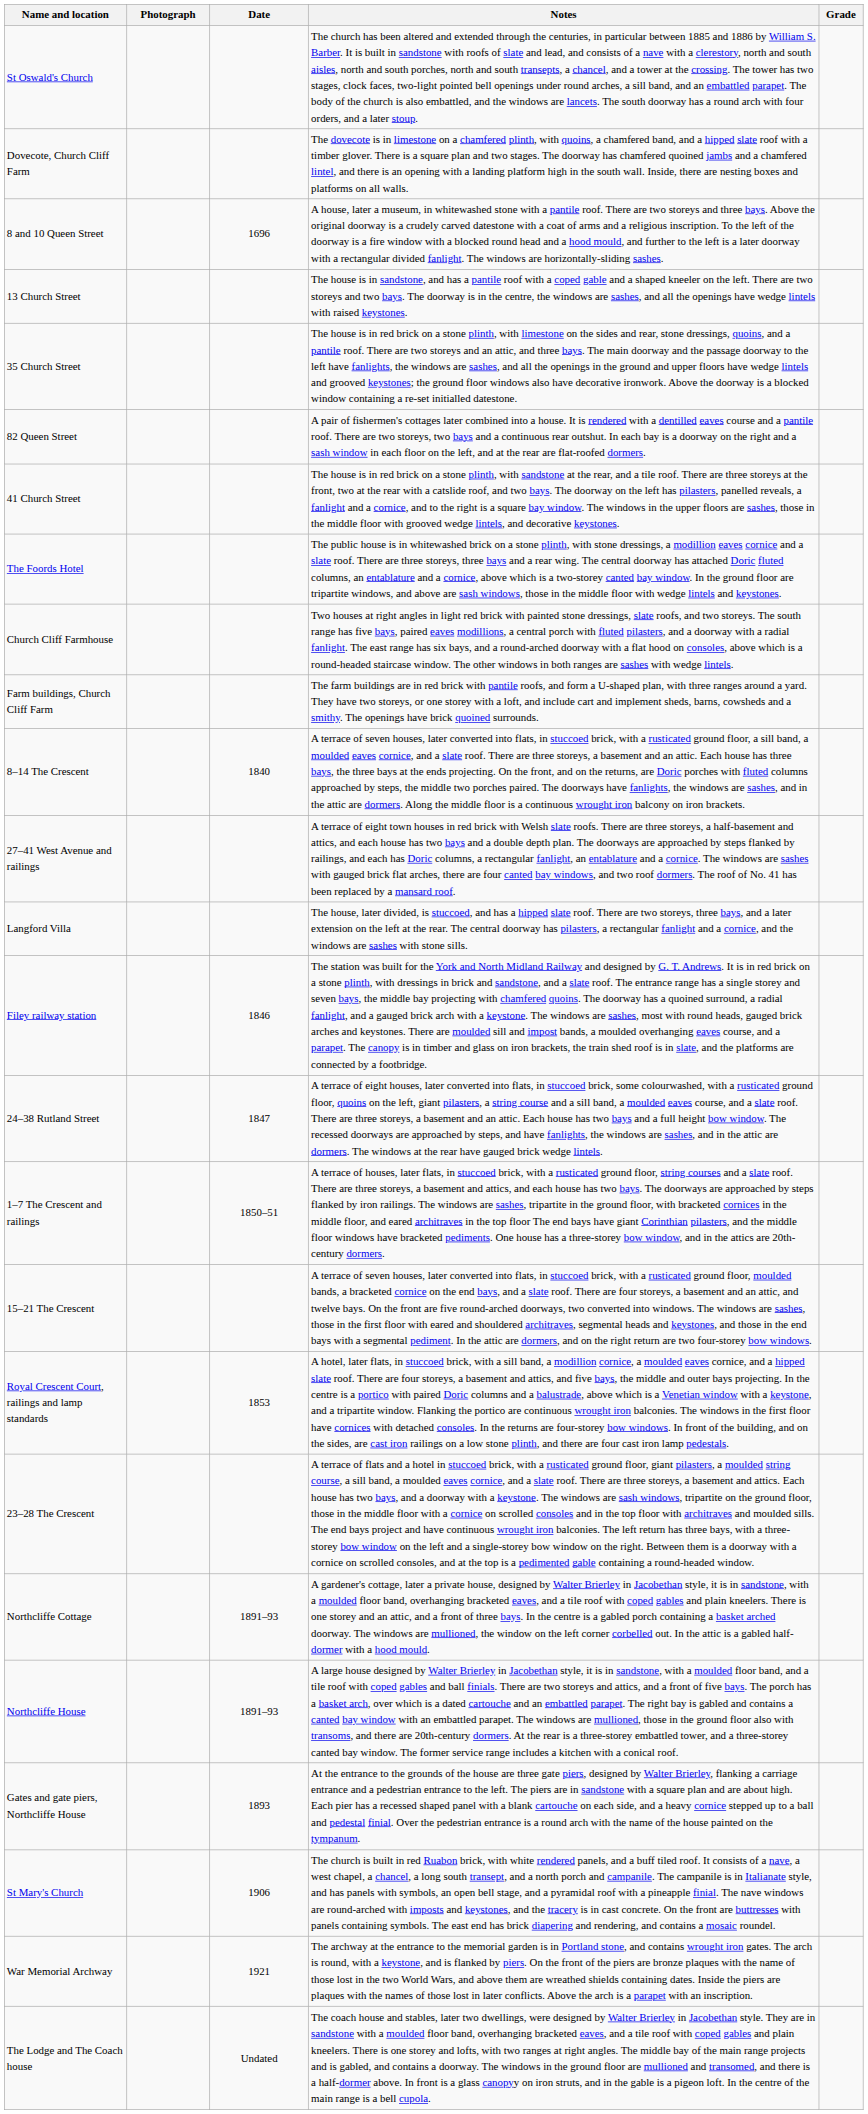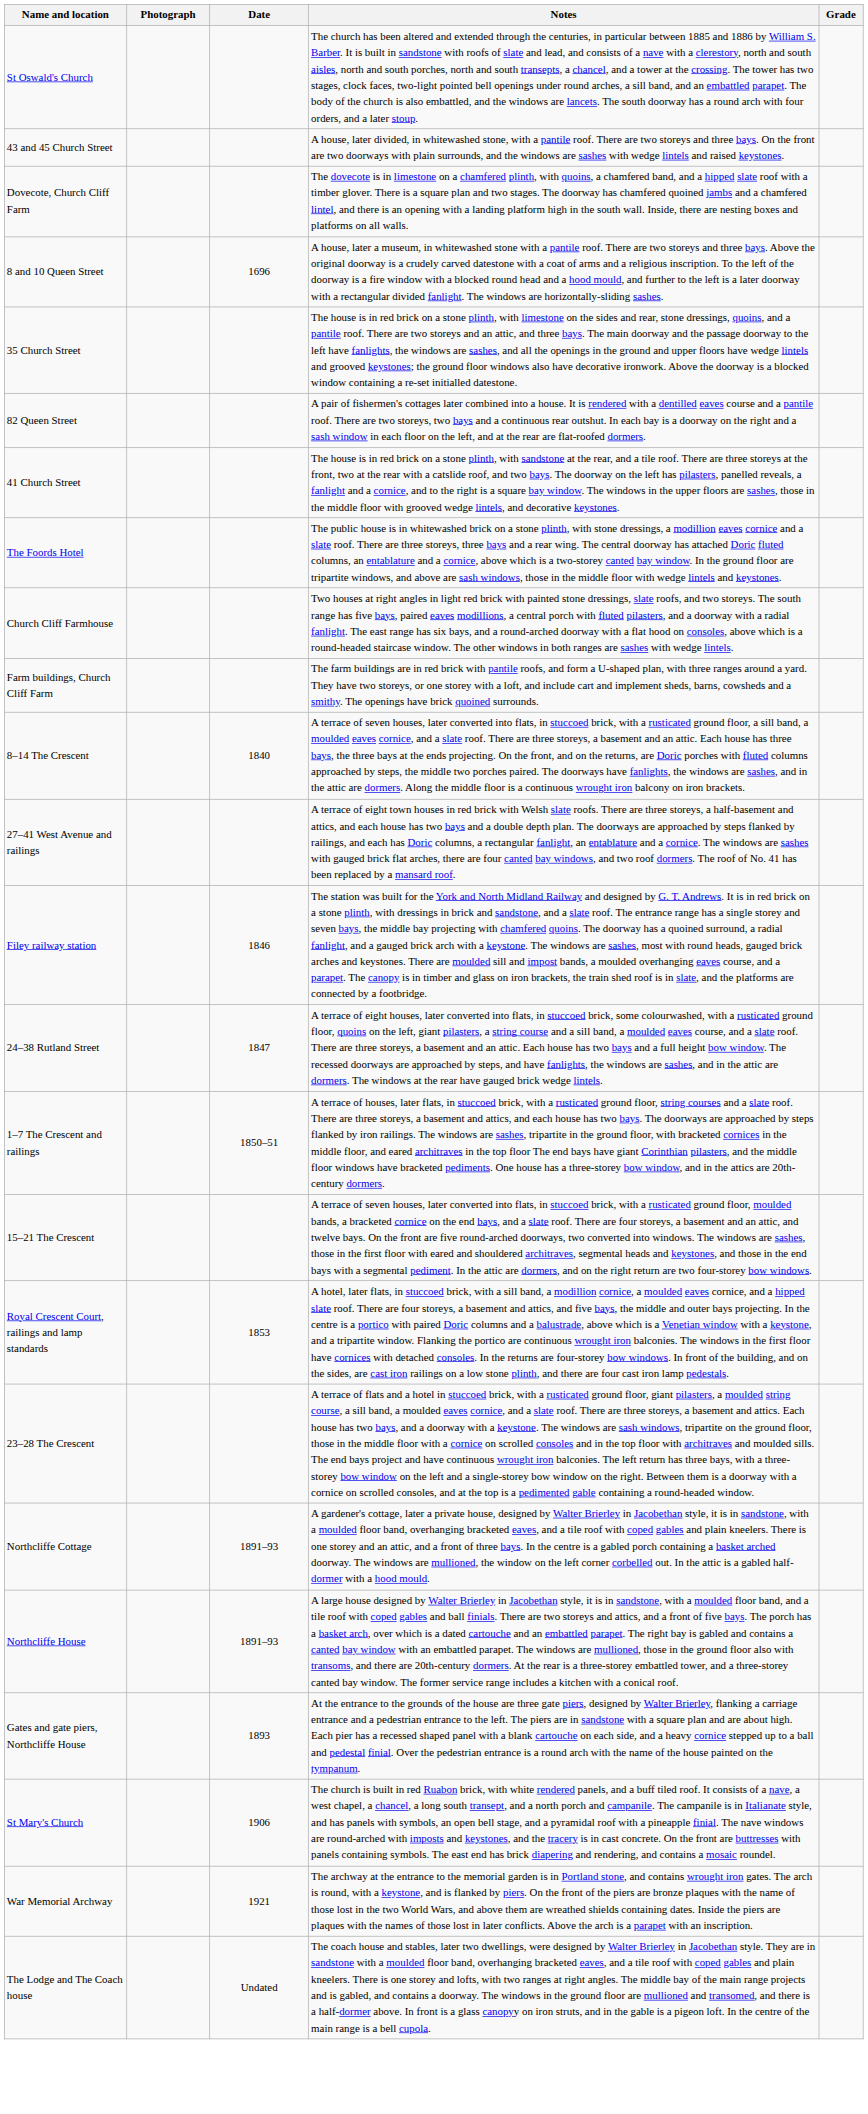+ row: (60, 147)
- row: (44, 296)
- row: (39, 929)
